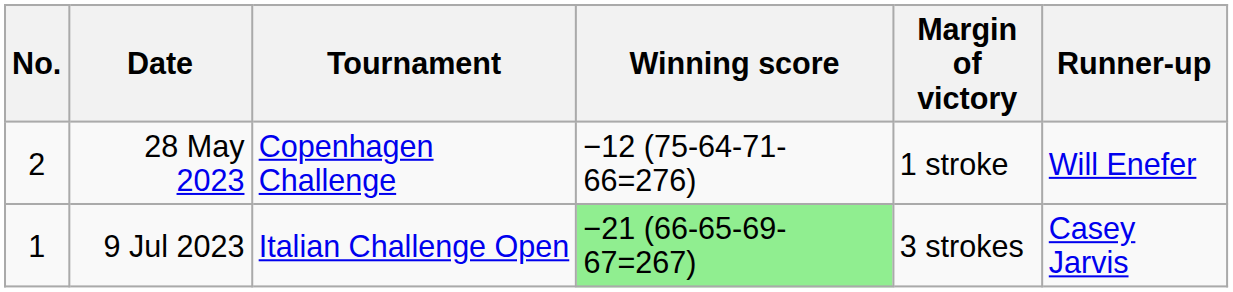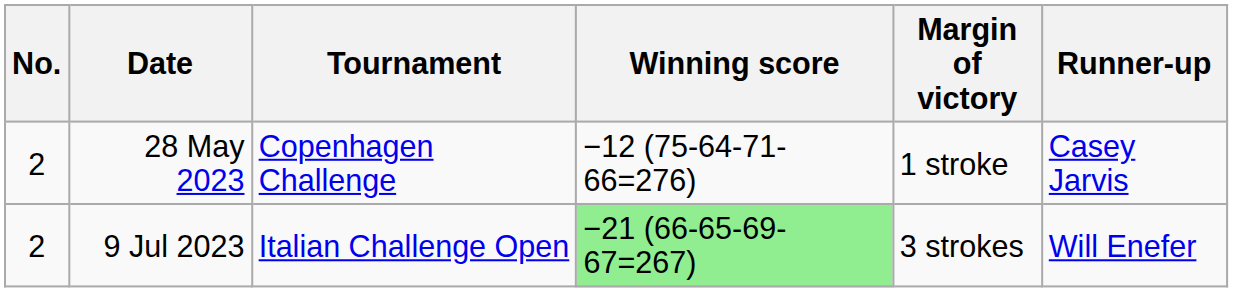(1123, 163) Will Enefer -> (1092, 163) Casey Jarvis
(37, 246) 1 -> (37, 246) 2
(1092, 246) Casey Jarvis -> (1123, 246) Will Enefer
